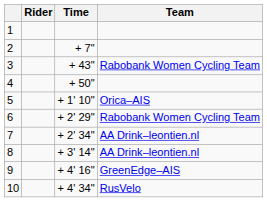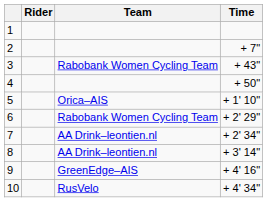columns swapped: (180, 13) <-> (76, 13)
